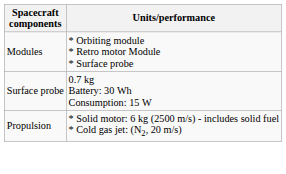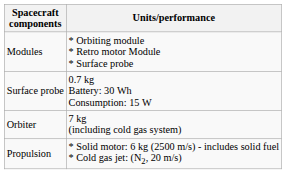+ row: (21, 124)
